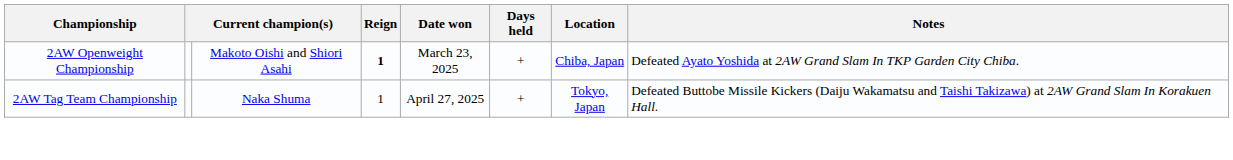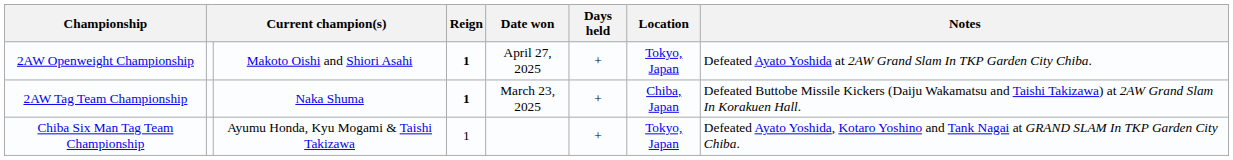(445, 60) March 23, 2025 -> (528, 60) April 27, 2025
(590, 60) Chiba, Japan -> (664, 60) Tokyo, Japan
(381, 98) normal -> (466, 98) bold
(445, 98) April 27, 2025 -> (528, 98) March 23, 2025
(590, 98) Tokyo, Japan -> (664, 98) Chiba, Japan
+ row: (105, 135)
